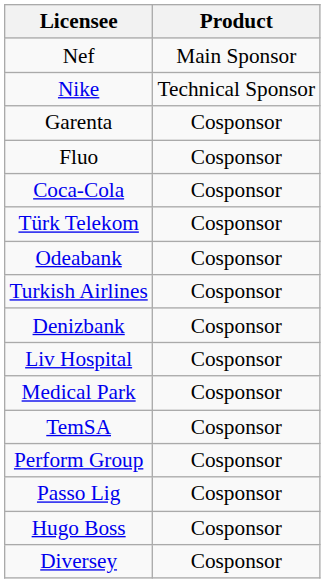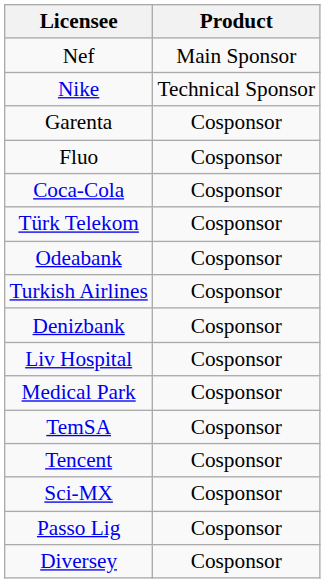+ row: (79, 460)
+ row: (79, 493)
- row: (79, 460)
- row: (79, 527)
